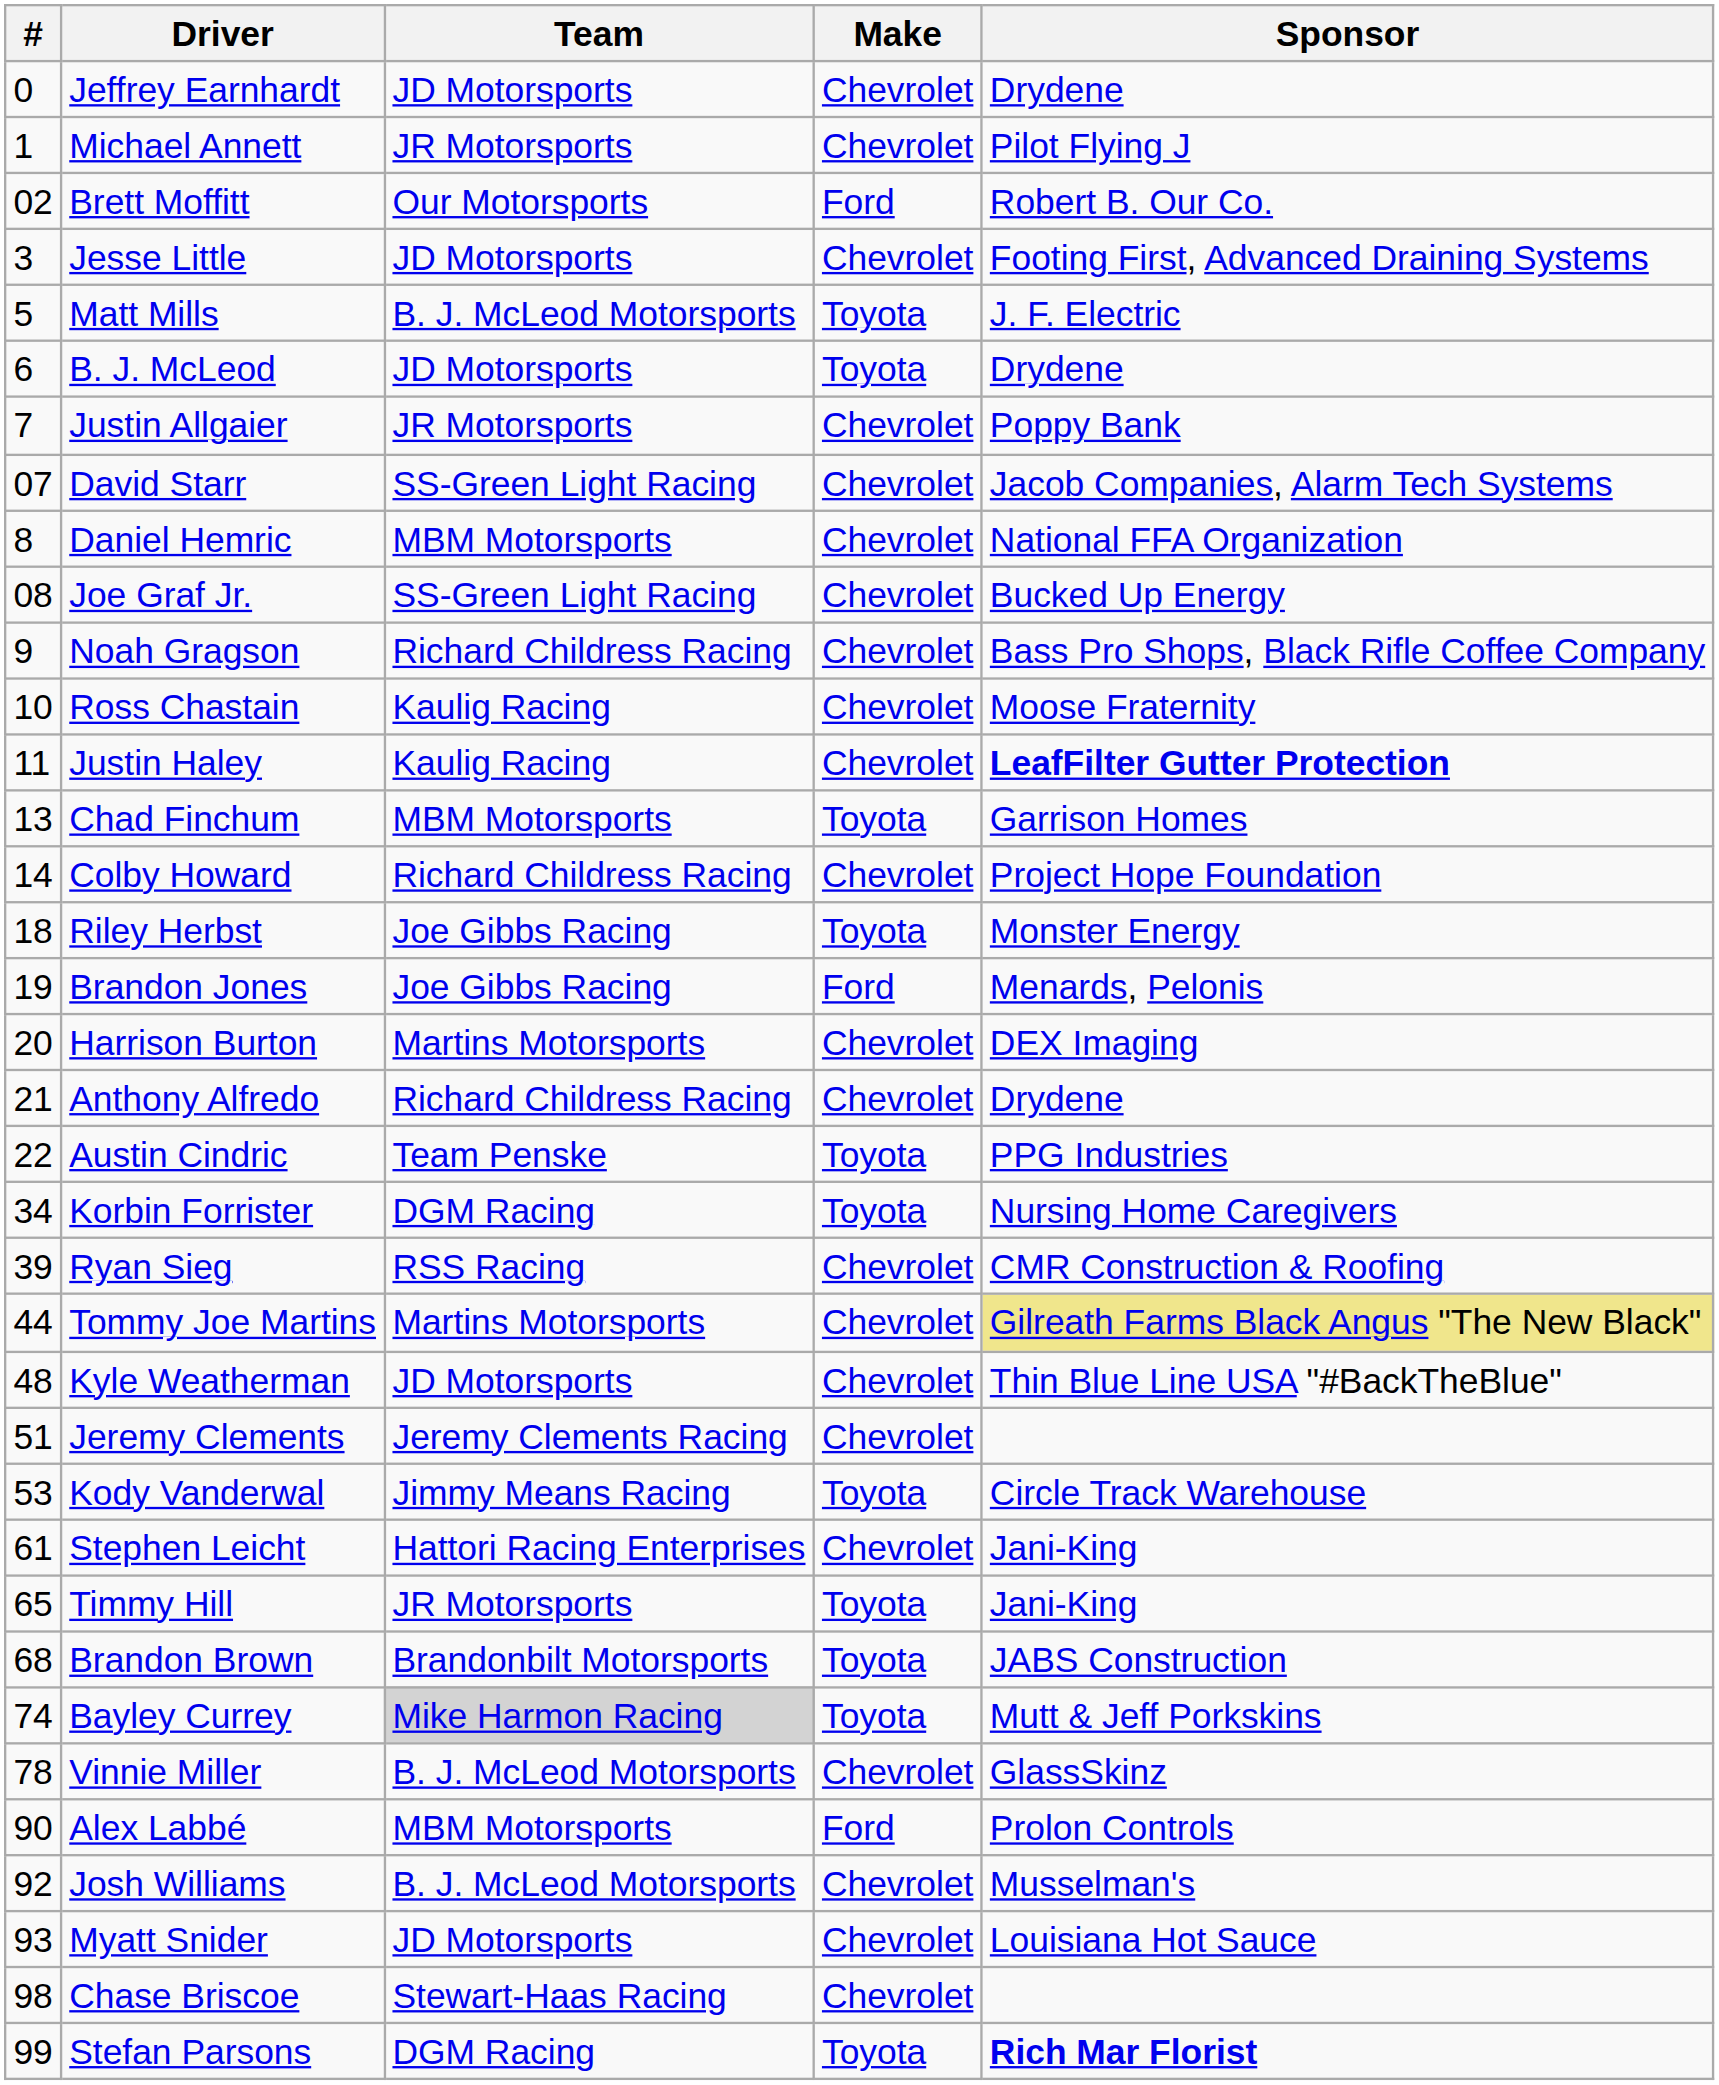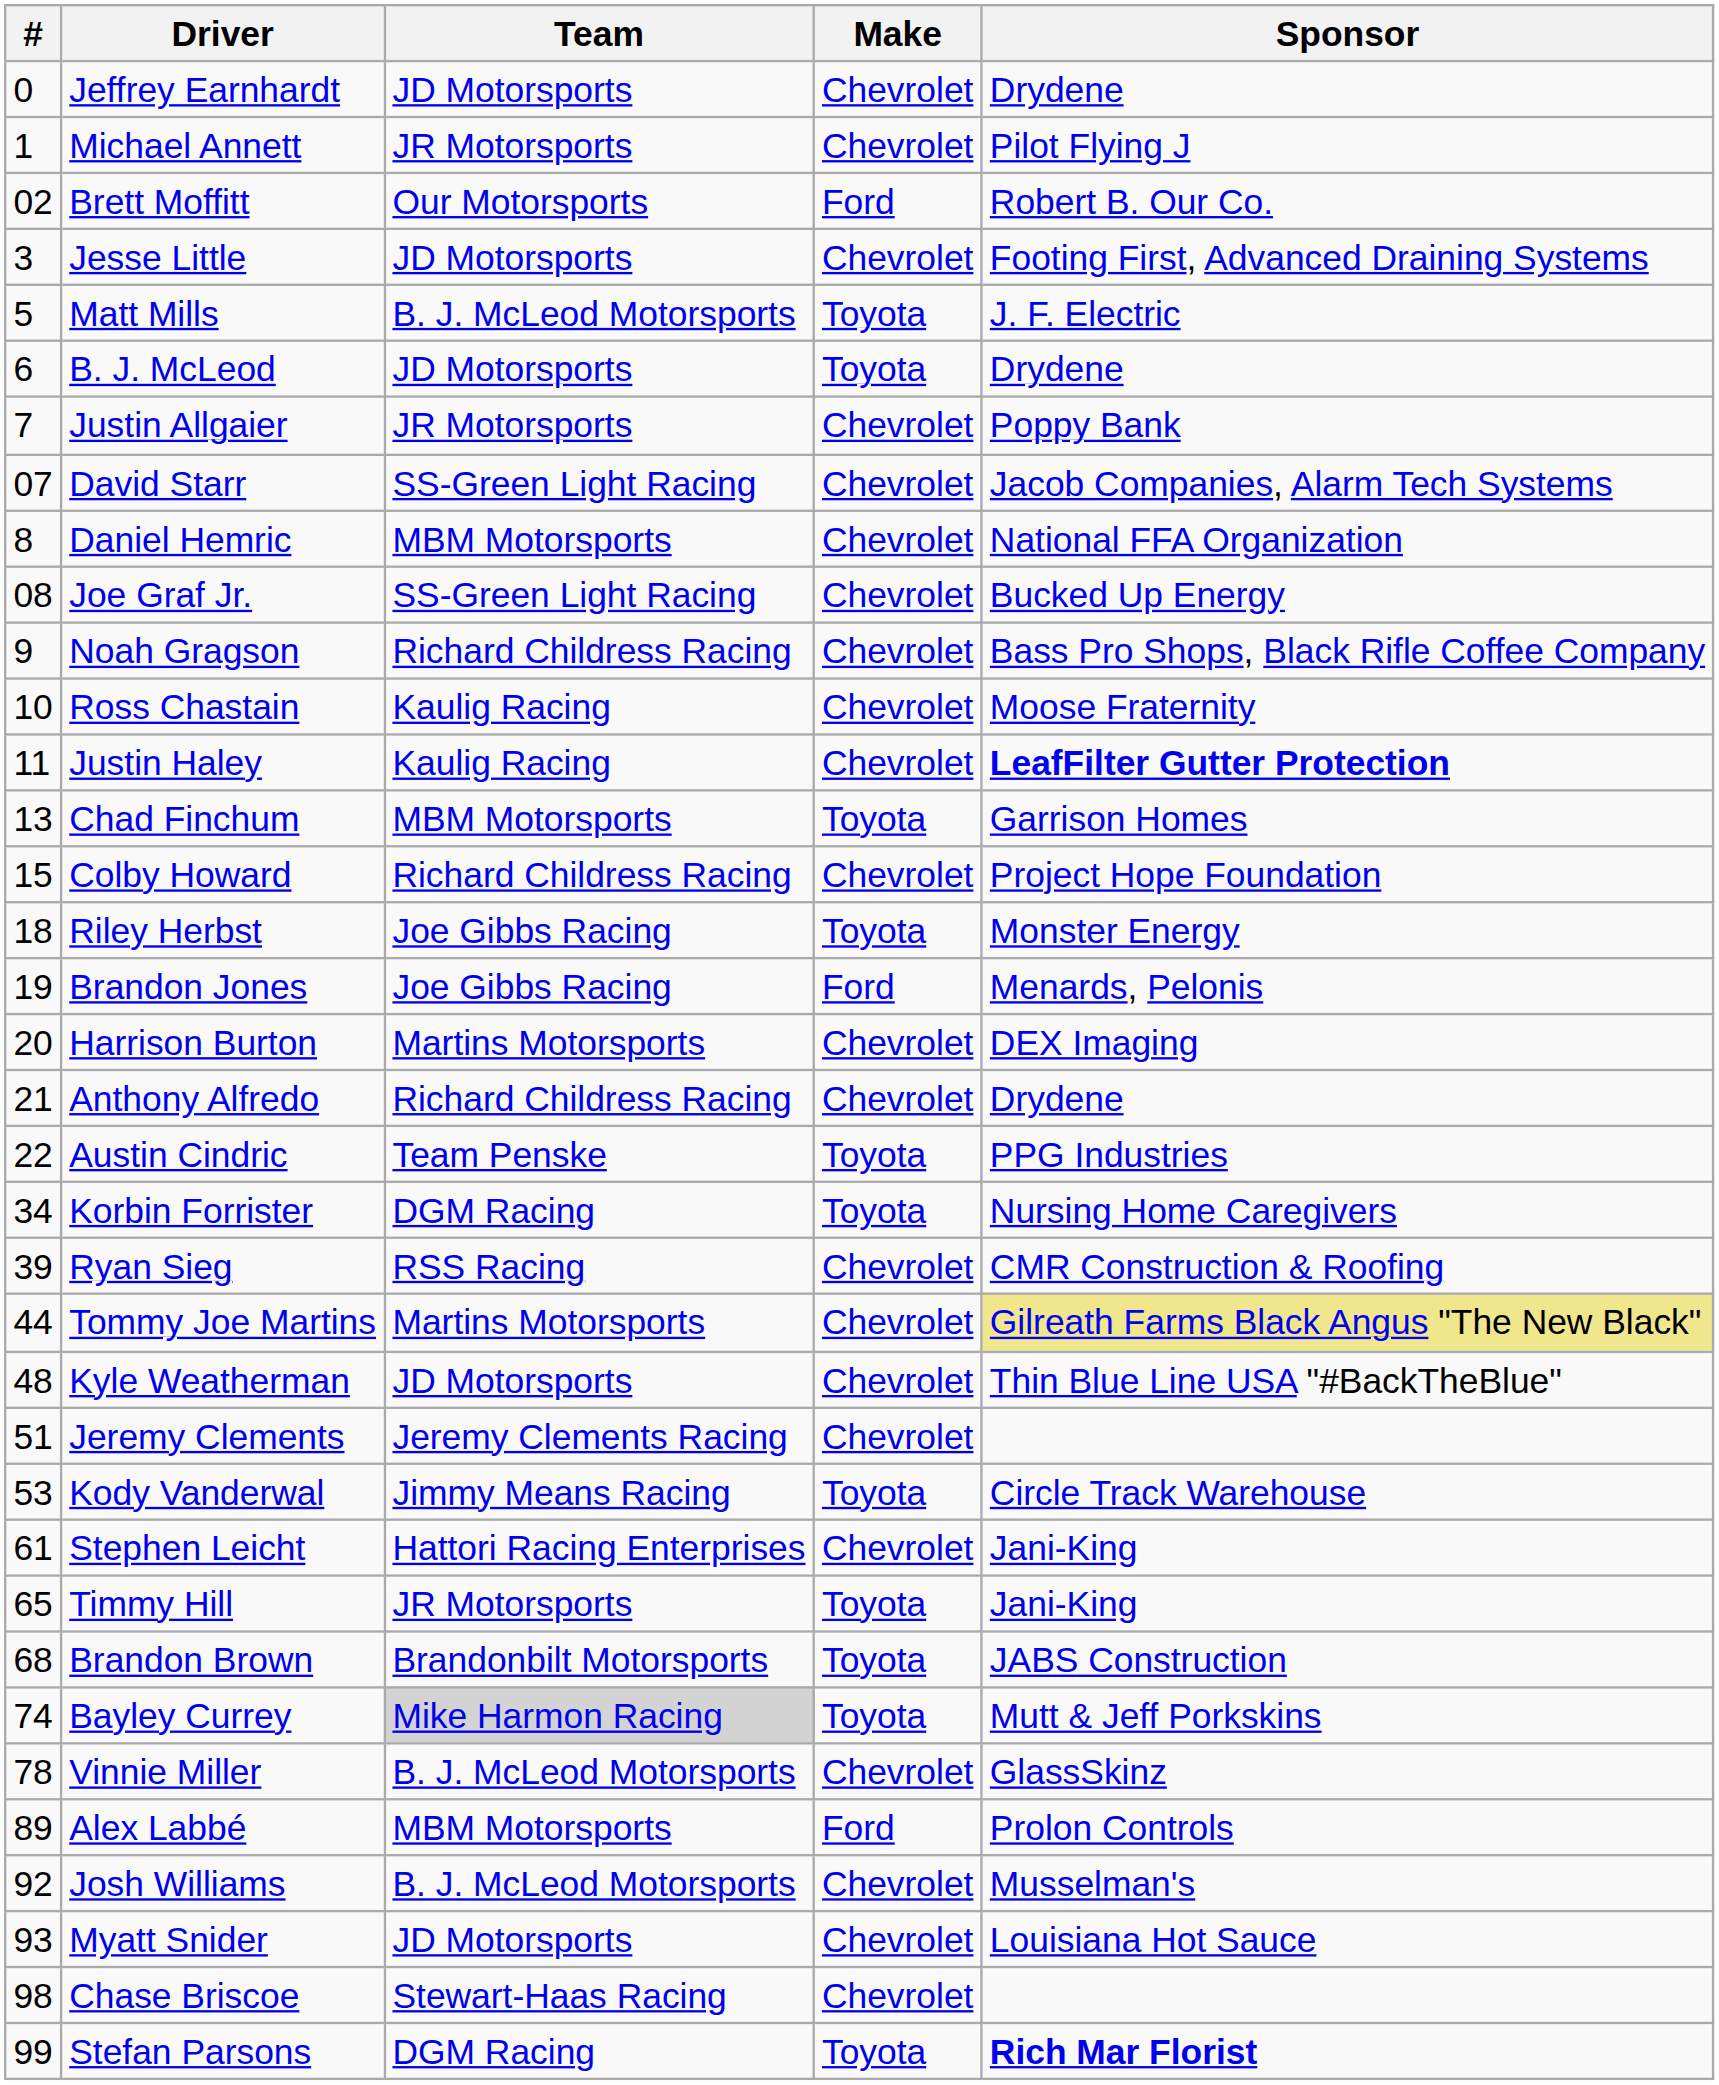(33, 874) 14 -> (33, 874) 15
(33, 1827) 90 -> (33, 1827) 89
